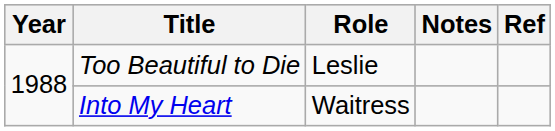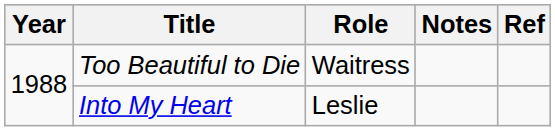(345, 65) Leslie -> (361, 65) Waitress
(361, 105) Waitress -> (345, 105) Leslie
